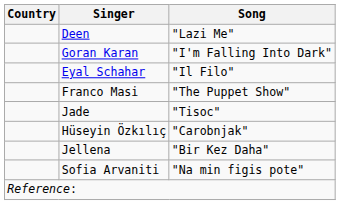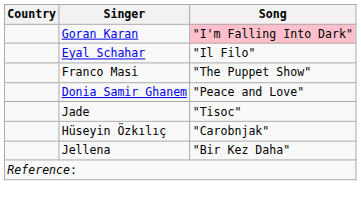- row: (76, 33)
(252, 53) no background -> (273, 33) pink background
+ row: (124, 92)
- row: (110, 170)
